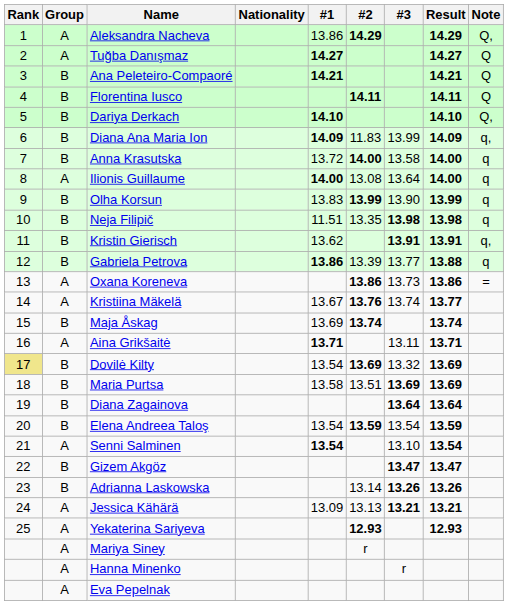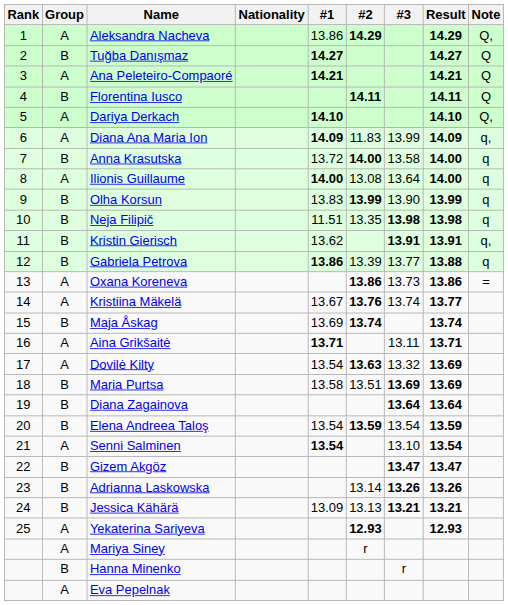(64, 55) A -> (64, 55) B
(64, 76) B -> (64, 76) A
(64, 117) B -> (64, 117) A
(64, 138) B -> (64, 138) A
(23, 364) khaki background -> (23, 364) no background
(64, 364) B -> (64, 364) A
(365, 364) 13.69 -> (365, 364) 13.63
(64, 508) A -> (64, 508) B
(64, 569) A -> (64, 569) B
